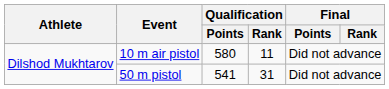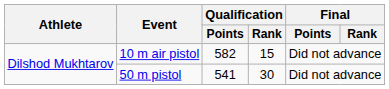(225, 54) 580 -> (225, 54) 582
(267, 54) 11 -> (267, 54) 15
(267, 75) 31 -> (267, 75) 30
